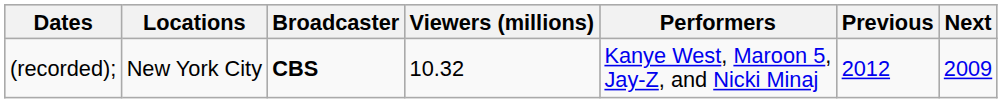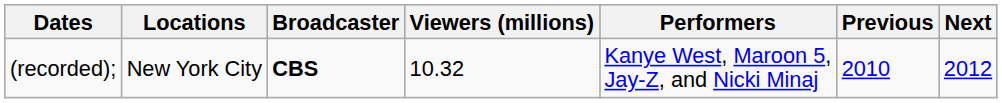(866, 68) 2012 -> (866, 68) 2010
(968, 68) 2009 -> (968, 68) 2012
